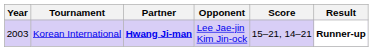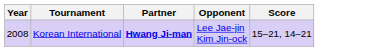- column: (341, 12)
(18, 33) 2003 -> (18, 33) 2008
